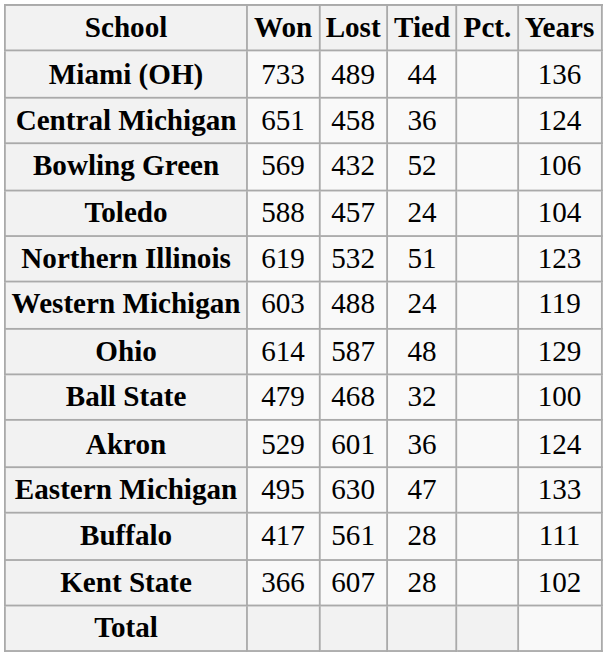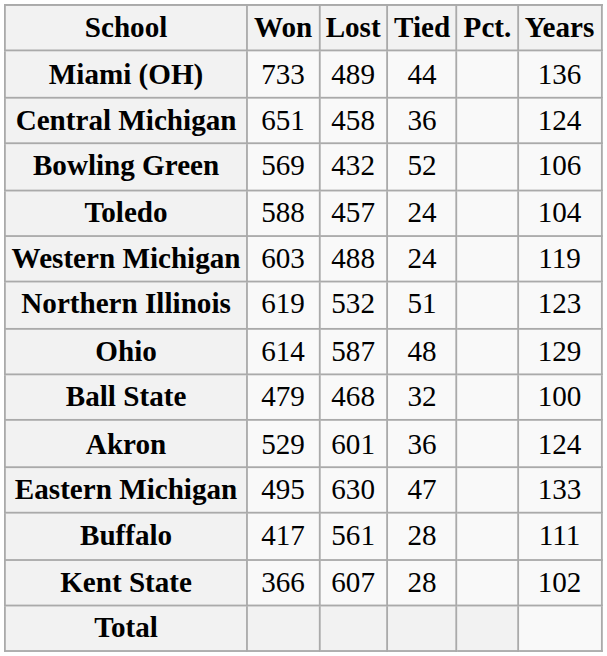rows swapped: (126, 304) <-> (126, 258)
